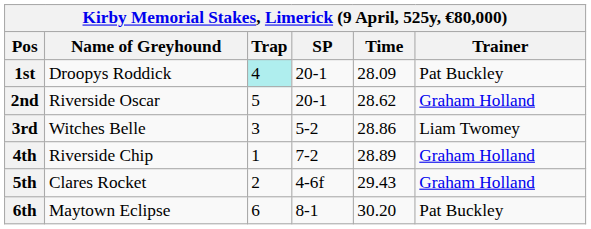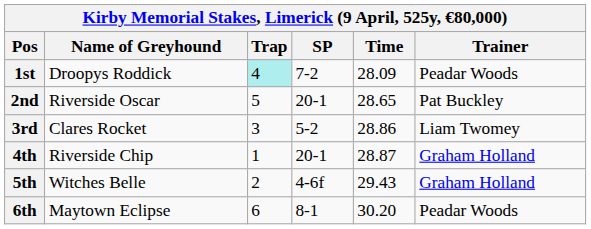(311, 73) 20-1 -> (307, 73) 7-2
(461, 73) Pat Buckley -> (469, 73) Peadar Woods
(377, 100) 28.62 -> (377, 100) 28.65
(477, 100) Graham Holland -> (461, 100) Pat Buckley
(97, 127) Witches Belle -> (98, 127) Clares Rocket
(307, 155) 7-2 -> (311, 155) 20-1
(377, 155) 28.89 -> (377, 155) 28.87
(98, 182) Clares Rocket -> (97, 182) Witches Belle
(461, 210) Pat Buckley -> (469, 210) Peadar Woods
